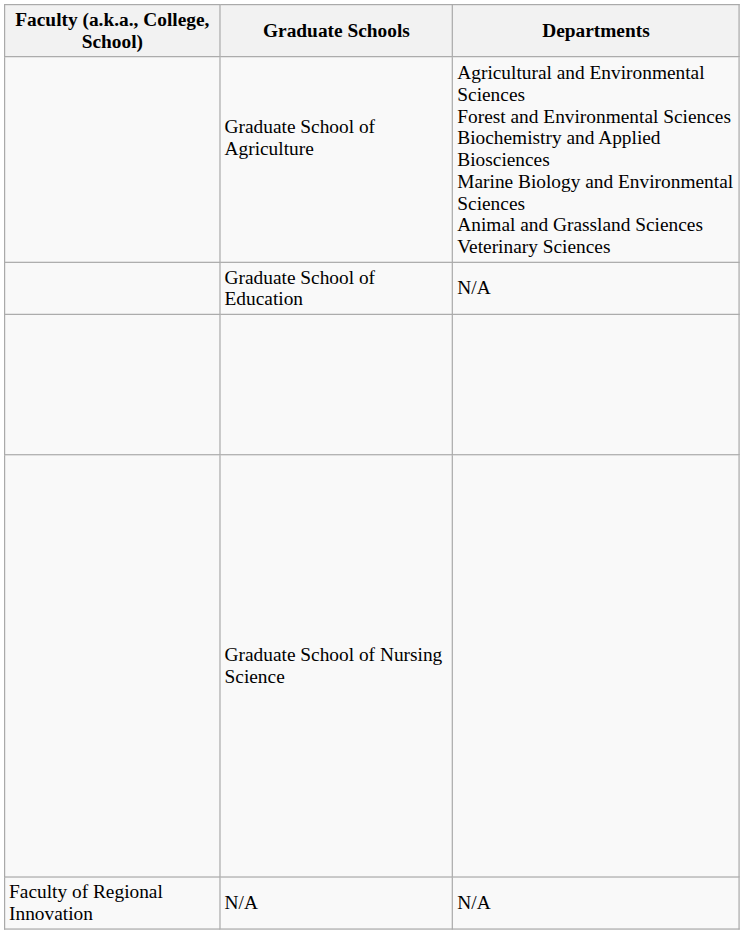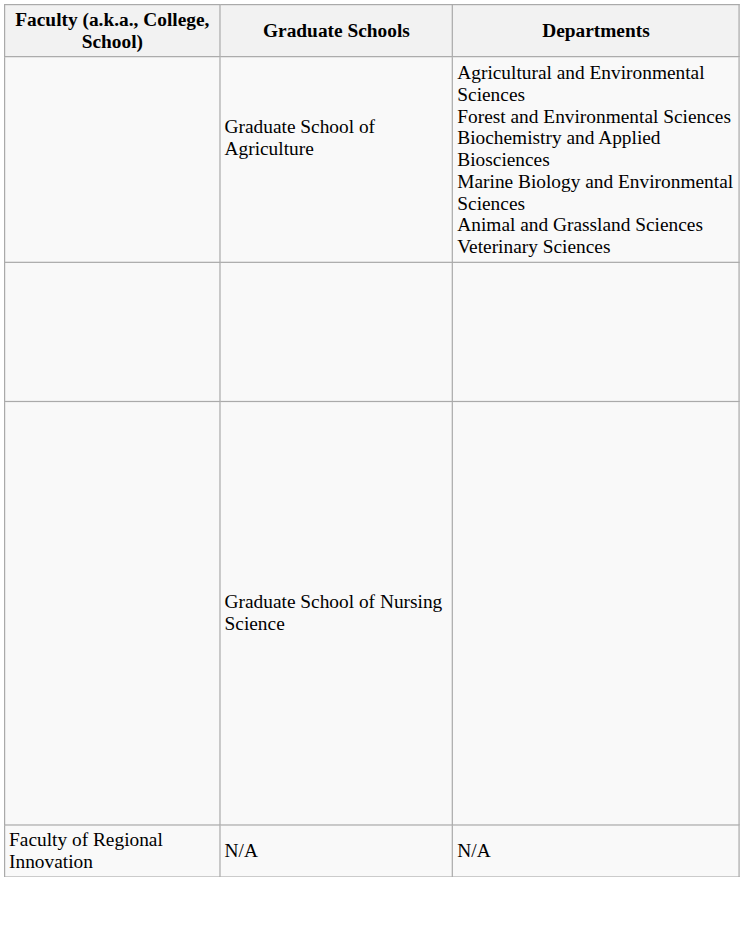- row: (300, 288)
